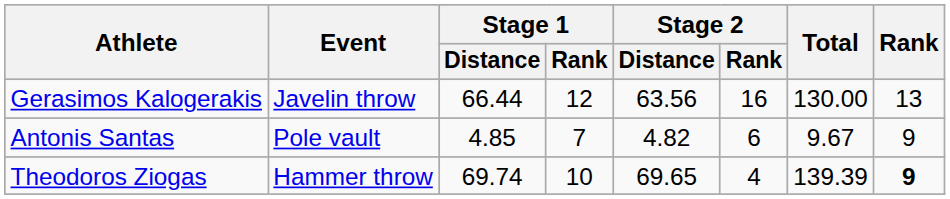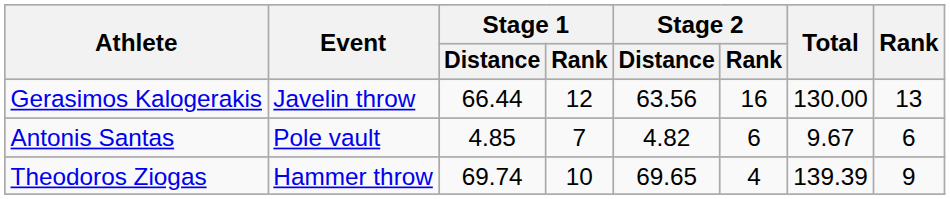(909, 138) 9 -> (909, 138) 6
(909, 176) bold -> (909, 176) normal
